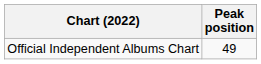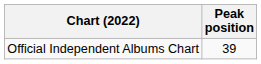(229, 48) 49 -> (229, 48) 39
